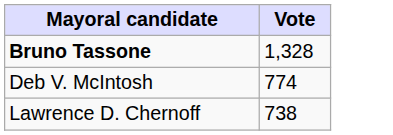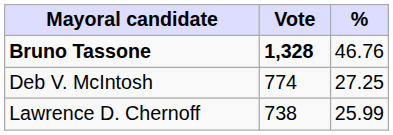+ column: (359, 20)
(289, 51) normal -> (289, 51) bold
